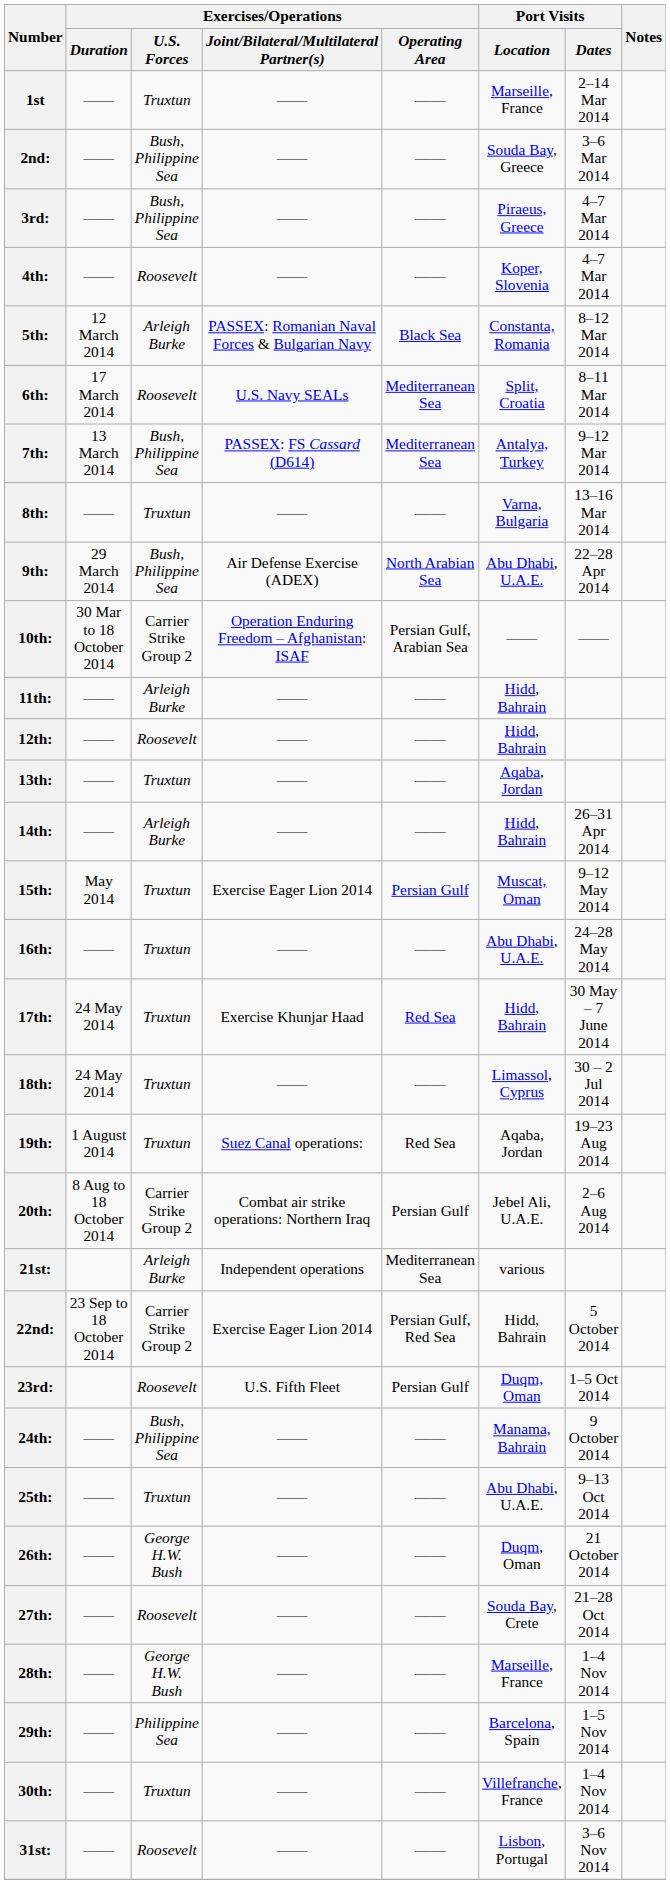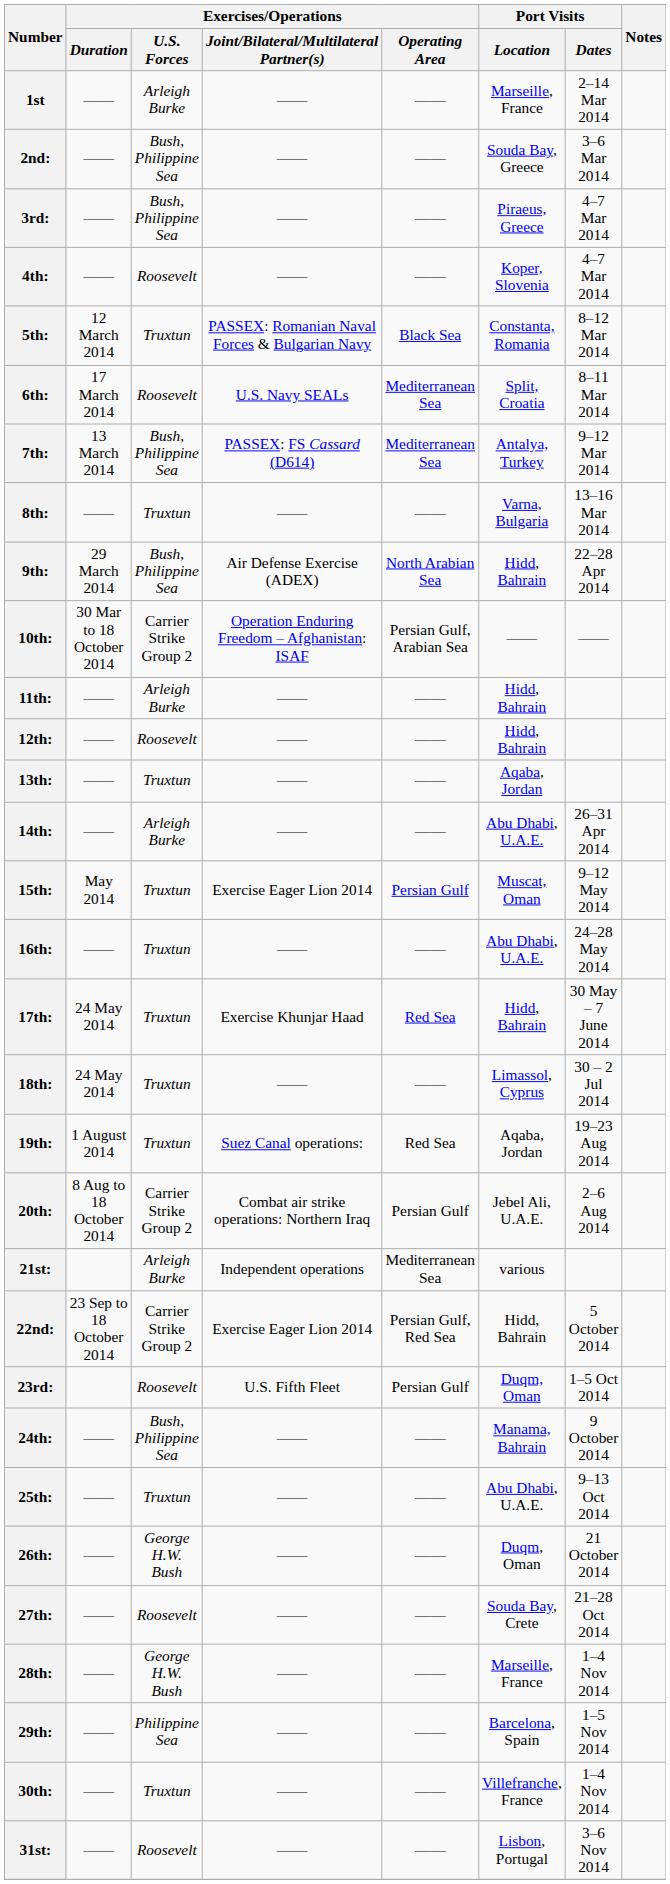(167, 99) Truxtun -> (167, 99) Arleigh Burke
(167, 335) Arleigh Burke -> (167, 335) Truxtun
(522, 571) Abu Dhabi, U.A.E. -> (522, 571) Hidd, Bahrain
(522, 831) Hidd, Bahrain -> (522, 831) Abu Dhabi, U.A.E.
